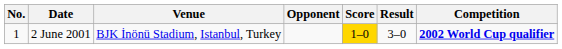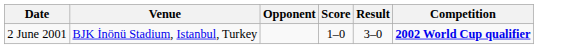- column: (16, 14)
(360, 33) gold background -> (336, 33) no background
